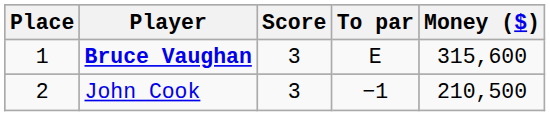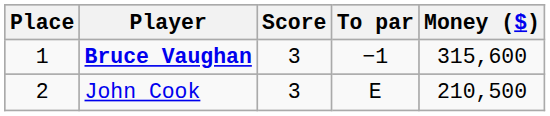(375, 57) E -> (375, 57) −1
(375, 92) −1 -> (375, 92) E
